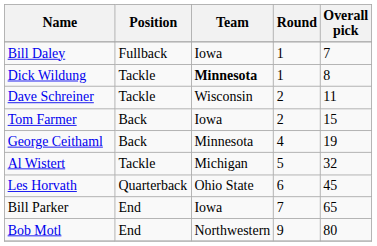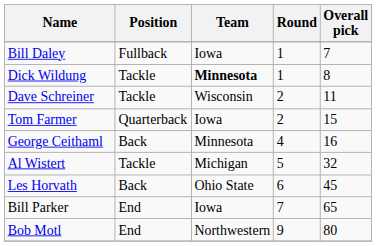(133, 119) Back -> (153, 119) Quarterback
(330, 141) 19 -> (330, 141) 16
(153, 185) Quarterback -> (133, 185) Back
